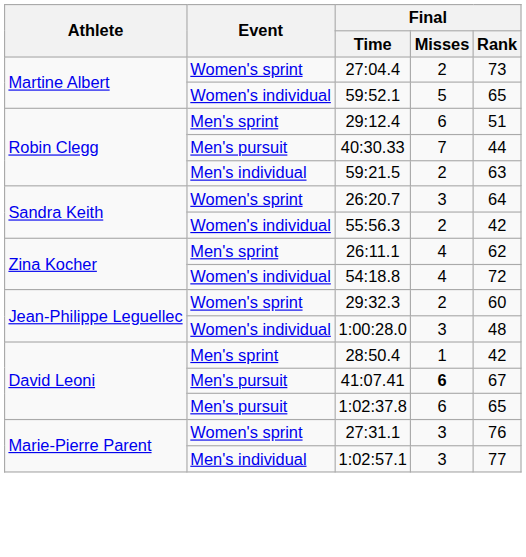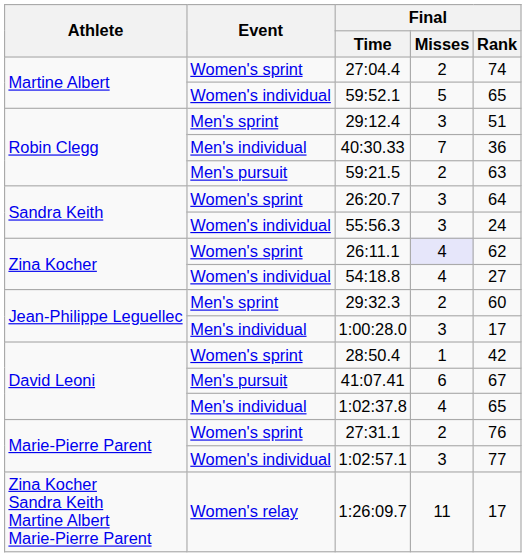(497, 70) 73 -> (497, 70) 74
(442, 122) 6 -> (442, 122) 3
(239, 148) Men's pursuit -> (248, 148) Men's individual
(497, 148) 44 -> (497, 148) 36
(248, 174) Men's individual -> (239, 174) Men's pursuit
(442, 225) 2 -> (442, 225) 3
(497, 225) 42 -> (497, 225) 24
(234, 251) Men's sprint -> (246, 251) Women's sprint
(442, 251) no background -> (442, 251) lavender background
(497, 277) 72 -> (497, 277) 27
(246, 303) Women's sprint -> (234, 303) Men's sprint
(261, 329) Women's individual -> (248, 329) Men's individual
(497, 329) 48 -> (497, 329) 17
(234, 355) Men's sprint -> (246, 355) Women's sprint
(442, 381) bold -> (442, 381) normal
(239, 407) Men's pursuit -> (248, 407) Men's individual
(442, 407) 6 -> (442, 407) 4
(442, 433) 3 -> (442, 433) 2
(248, 459) Men's individual -> (261, 459) Women's individual
+ row: (373, 512)
